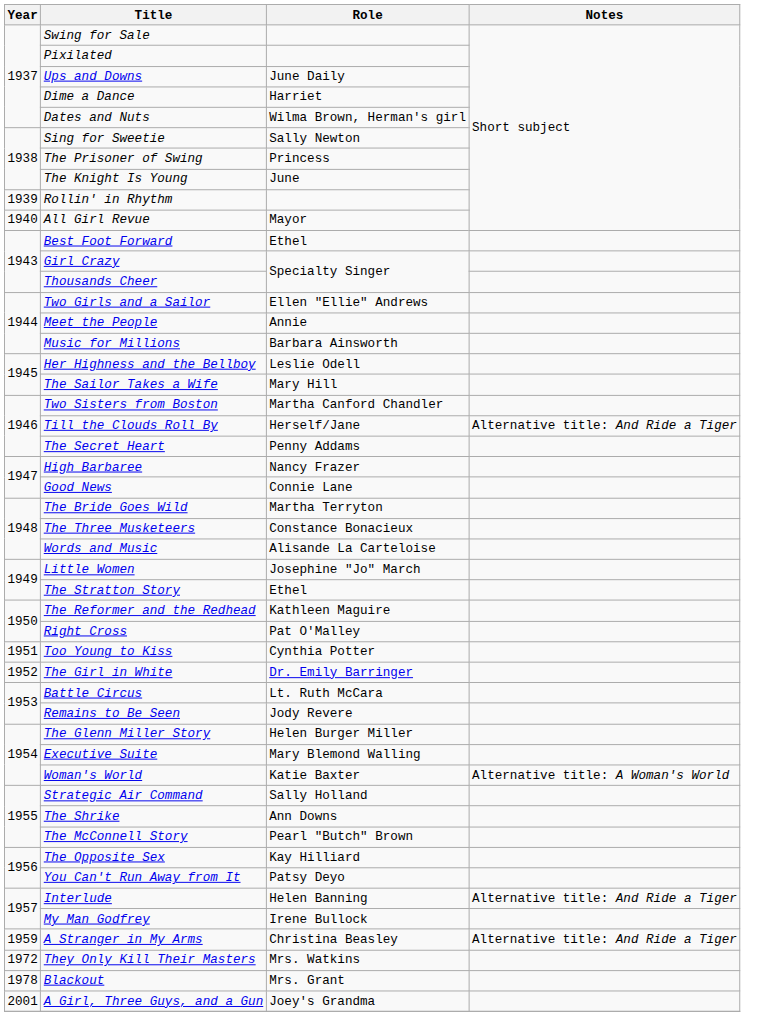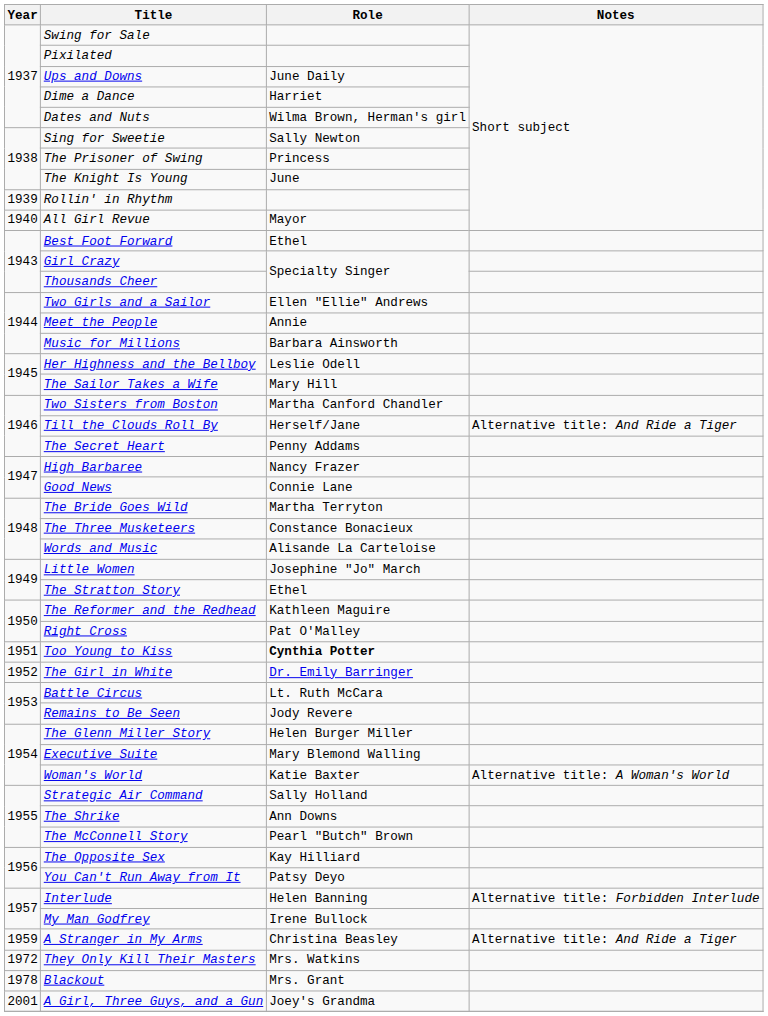(322, 652) normal -> (322, 652) bold
(604, 898) Alternative title: And Ride a Tiger -> (616, 898) Alternative title: Forbidden Interlude
